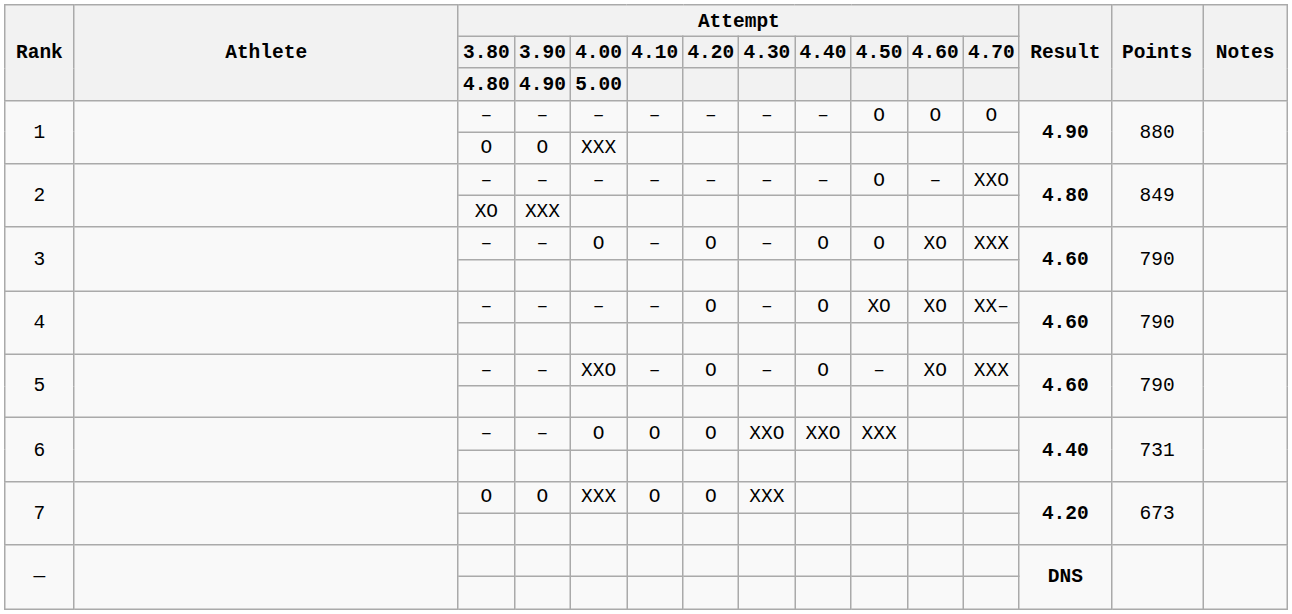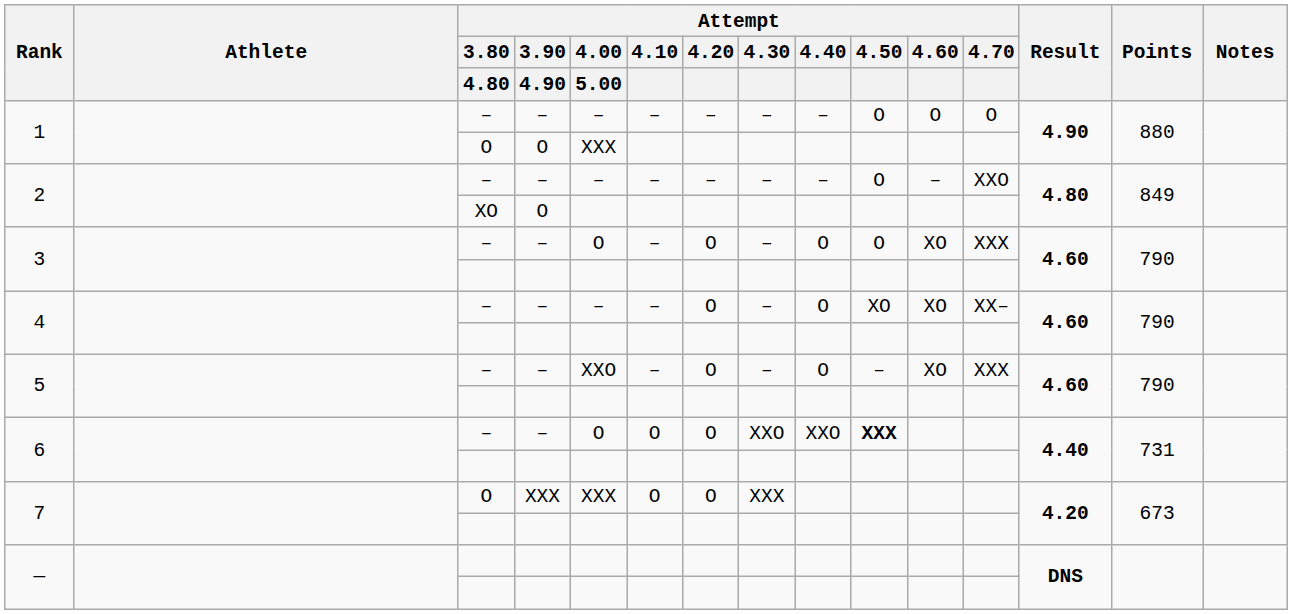(542, 211) XXX -> (542, 211) O
(879, 434) normal -> (879, 434) bold
(542, 497) O -> (542, 497) XXX
